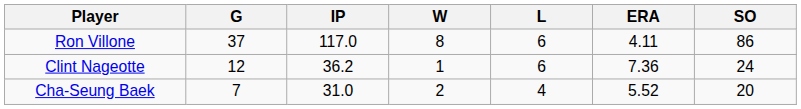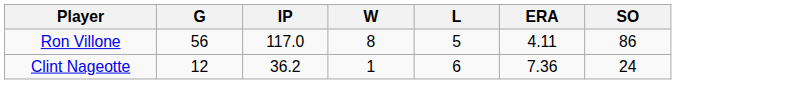(236, 41) 37 -> (200, 41) 56
(542, 41) 6 -> (456, 41) 5
- row: (95, 91)
